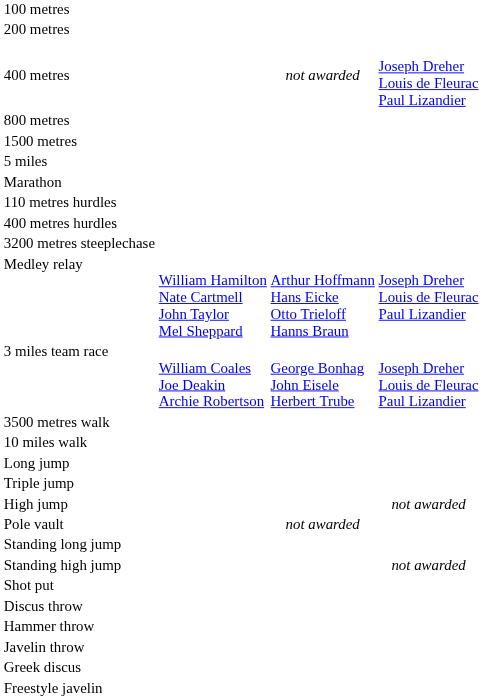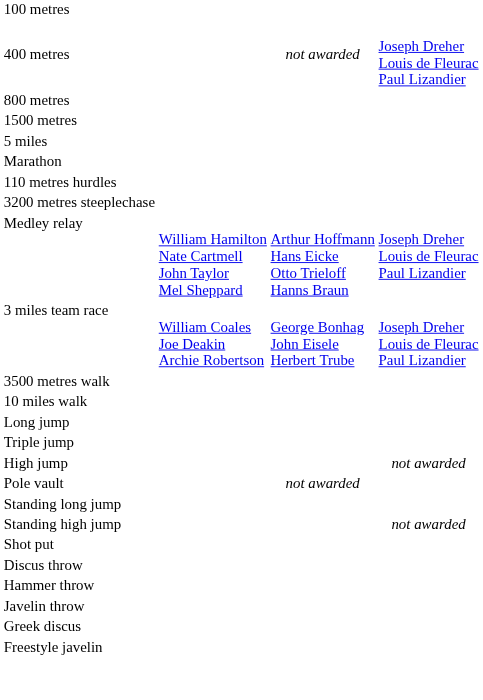- row: (37, 29)
- row: (60, 223)
